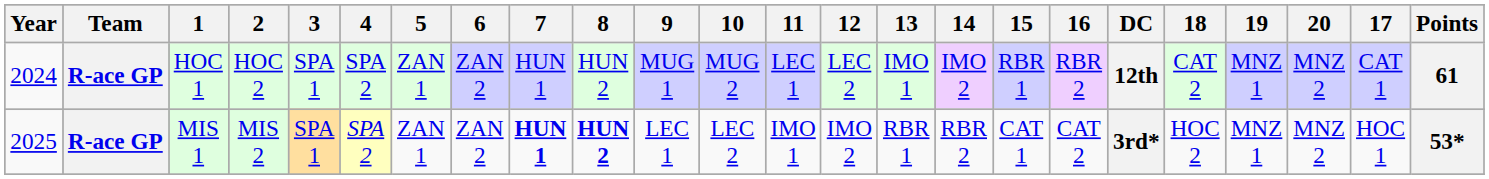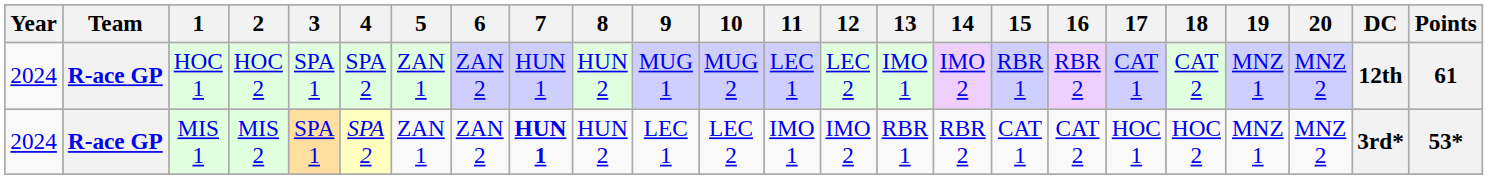columns swapped: (1381, 23) <-> (1136, 23)
(34, 141) 2025 -> (34, 141) 2024
(603, 141) bold -> (602, 141) normal
